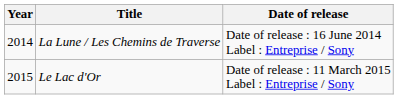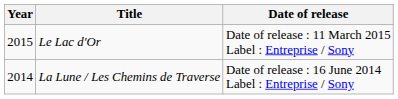rows swapped: (130, 42) <-> (70, 76)
